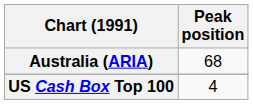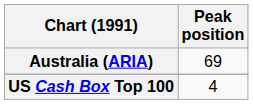(213, 61) 68 -> (213, 61) 69
